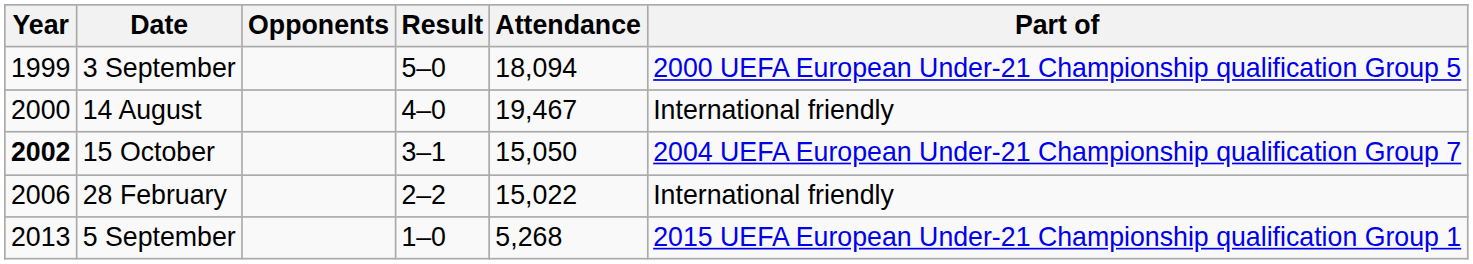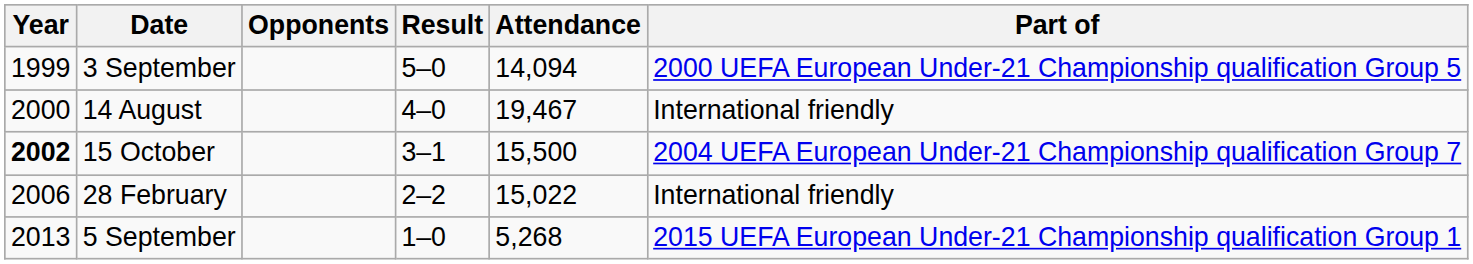(536, 68) 18,094 -> (536, 68) 14,094
(536, 152) 15,050 -> (536, 152) 15,500
